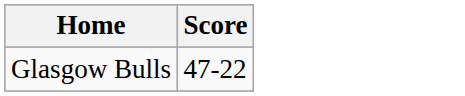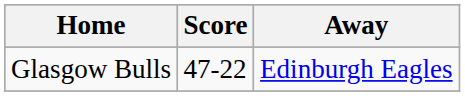+ column: (356, 25)
